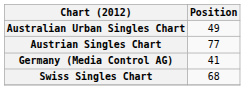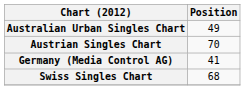(214, 45) 77 -> (214, 45) 70
